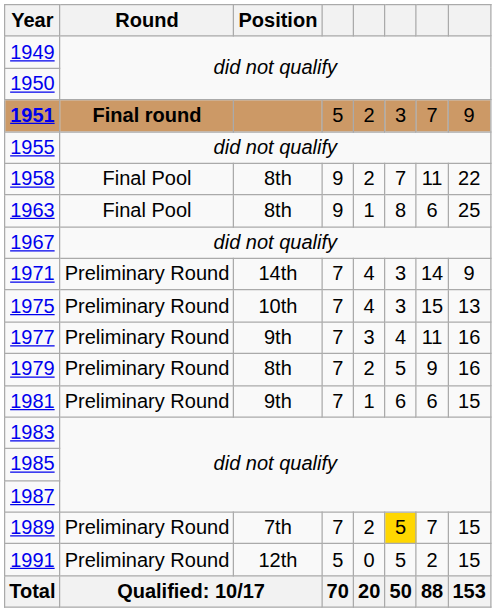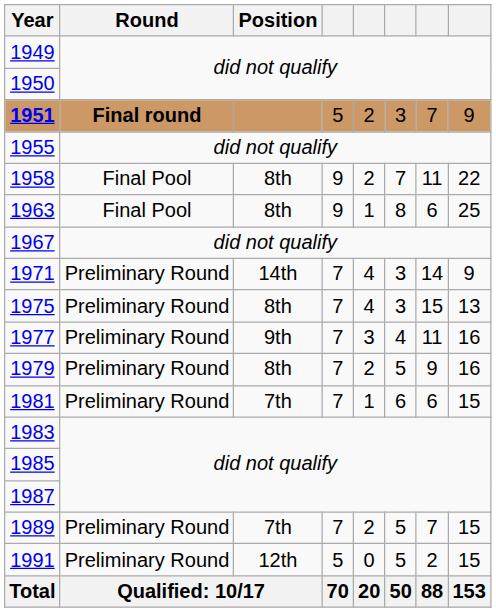(278, 305) 10th -> (278, 305) 8th
(278, 400) 9th -> (278, 400) 7th
(401, 527) gold background -> (401, 527) no background
